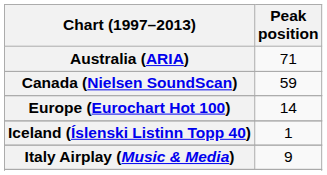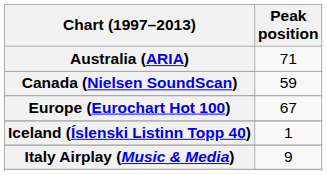(288, 108) 14 -> (288, 108) 67
